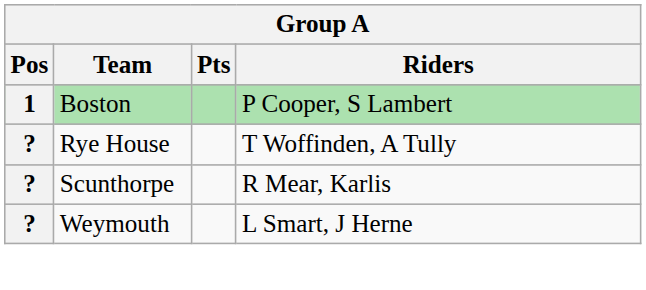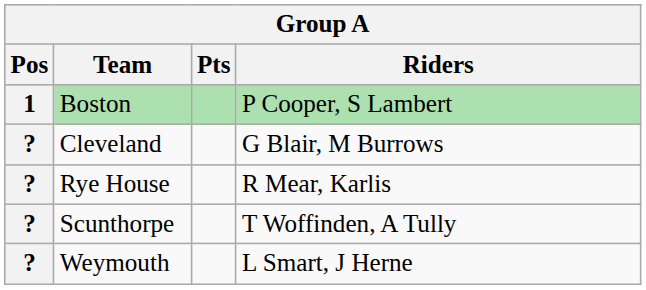+ row: (111, 143)
(349, 143) T Woffinden, A Tully -> (317, 183) R Mear, Karlis
(317, 183) R Mear, Karlis -> (349, 223) T Woffinden, A Tully
